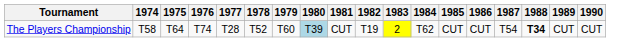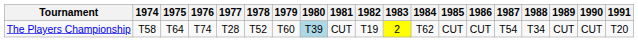+ column: (619, 13)
(536, 29) bold -> (536, 29) normal
